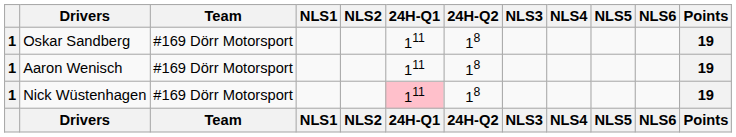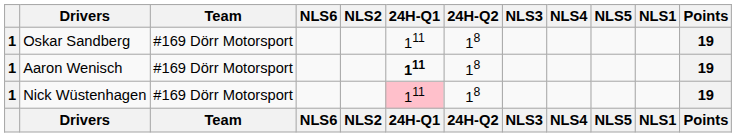columns swapped: (319, 16) <-> (658, 16)
(414, 68) normal -> (414, 68) bold
